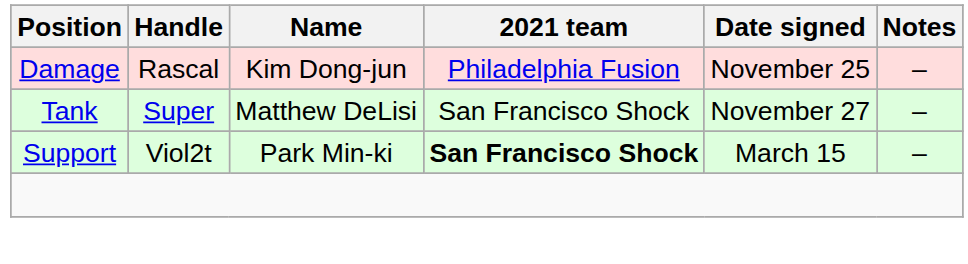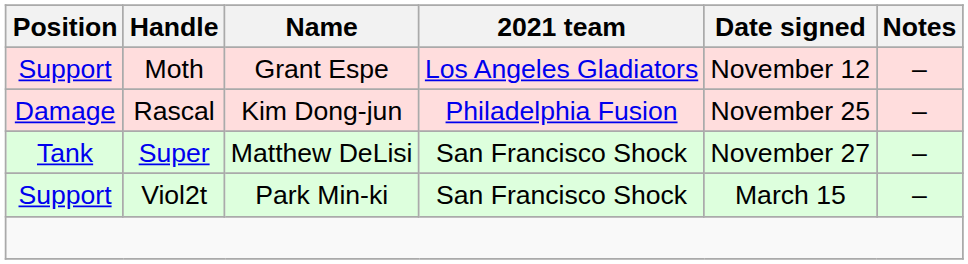+ row: (174, 69)
(564, 153) bold -> (562, 195) normal
